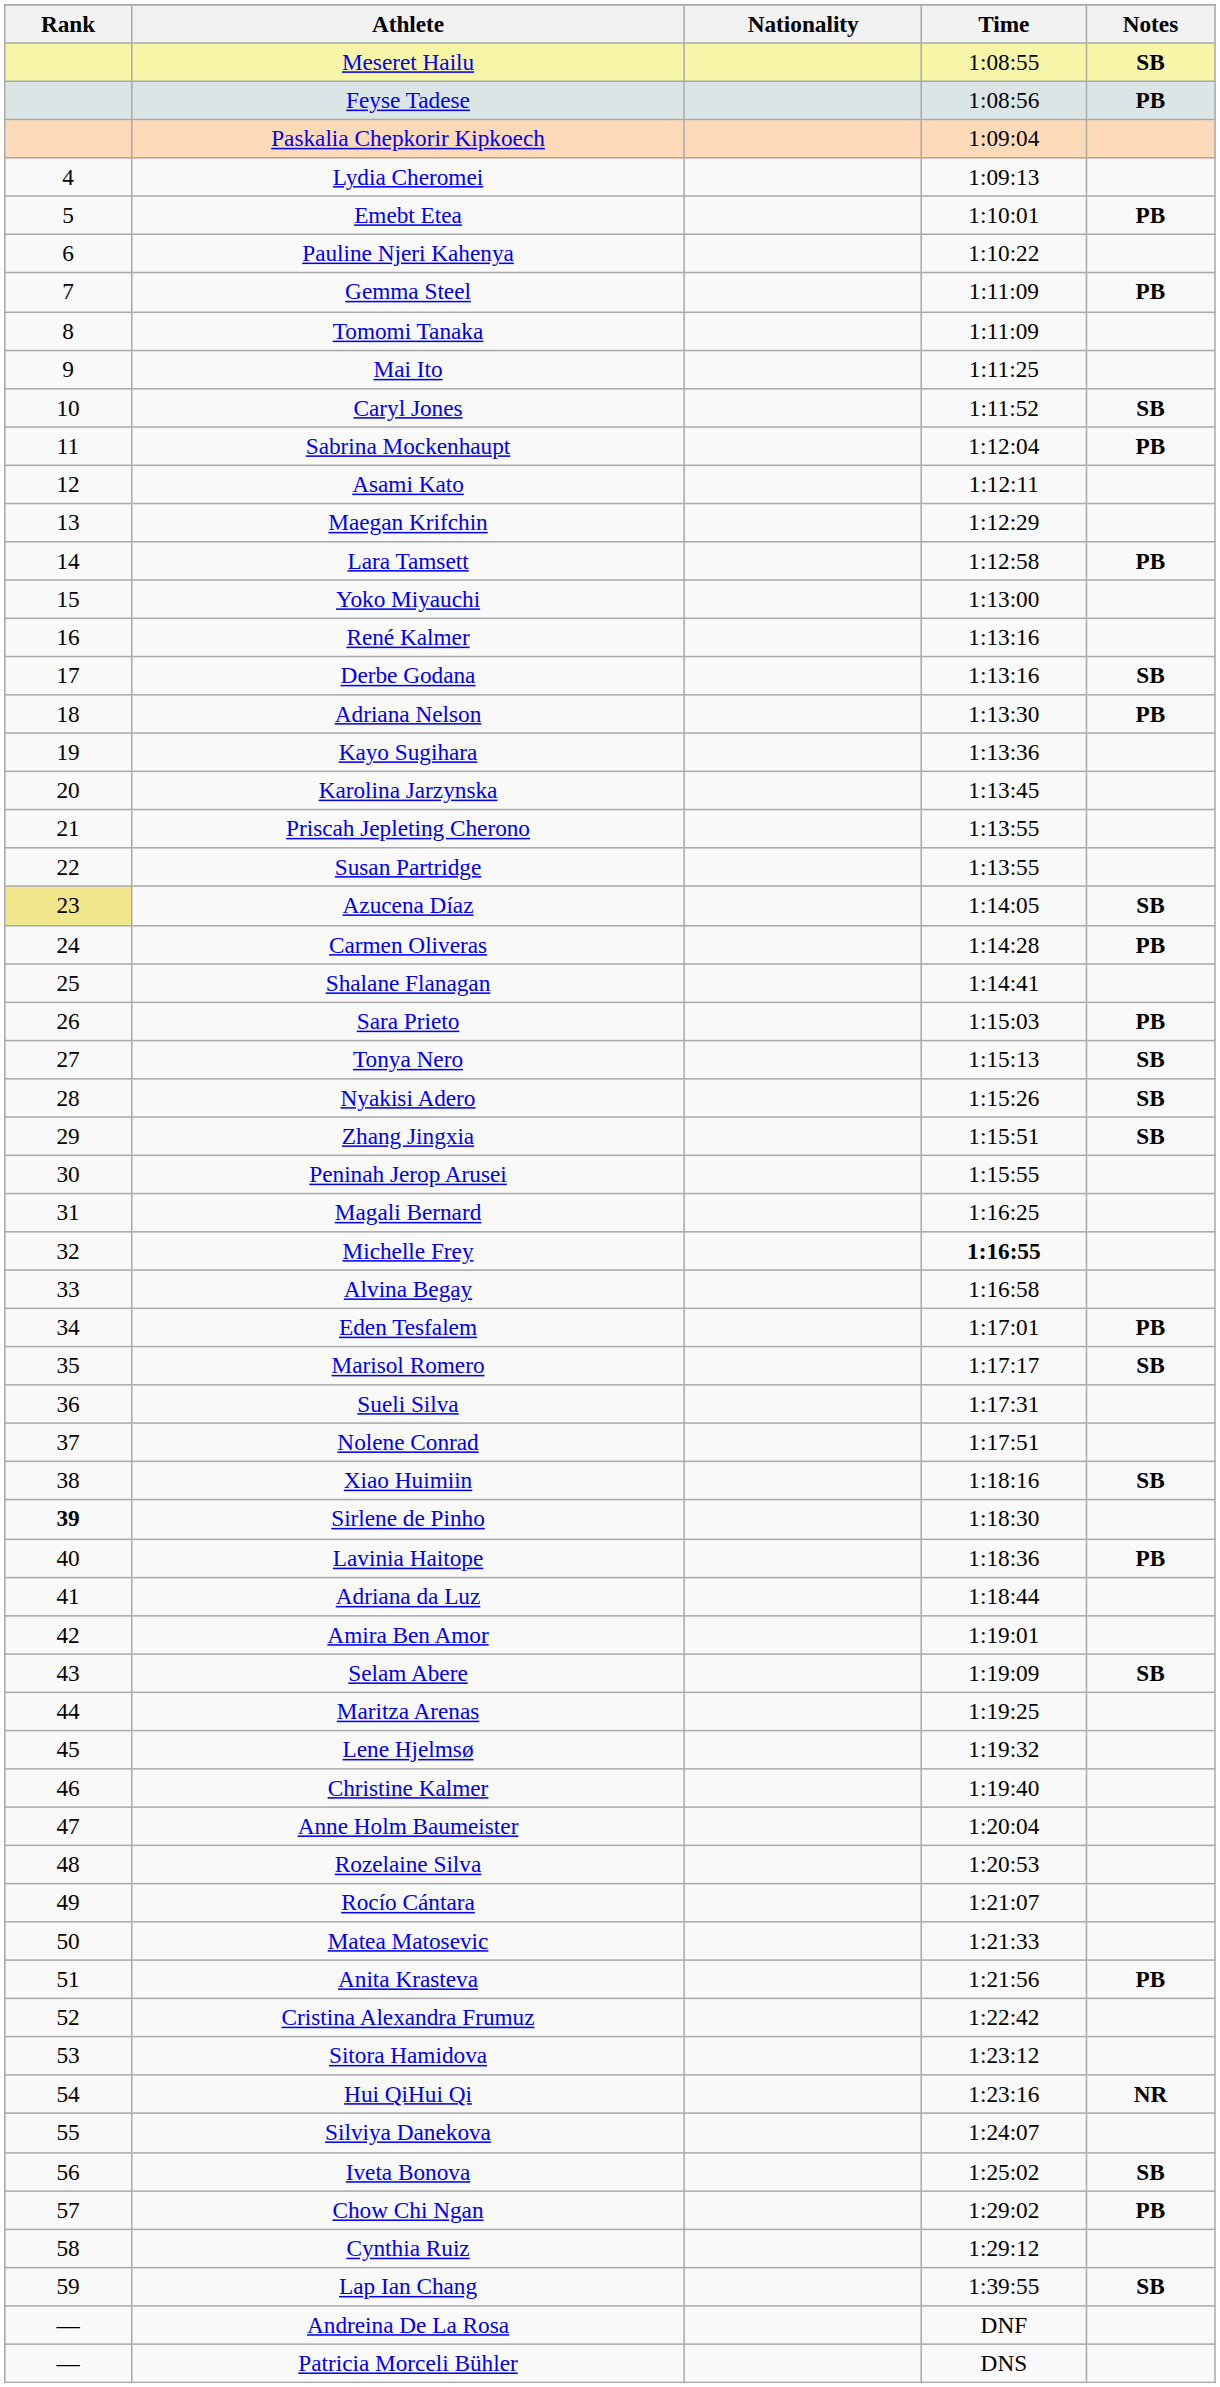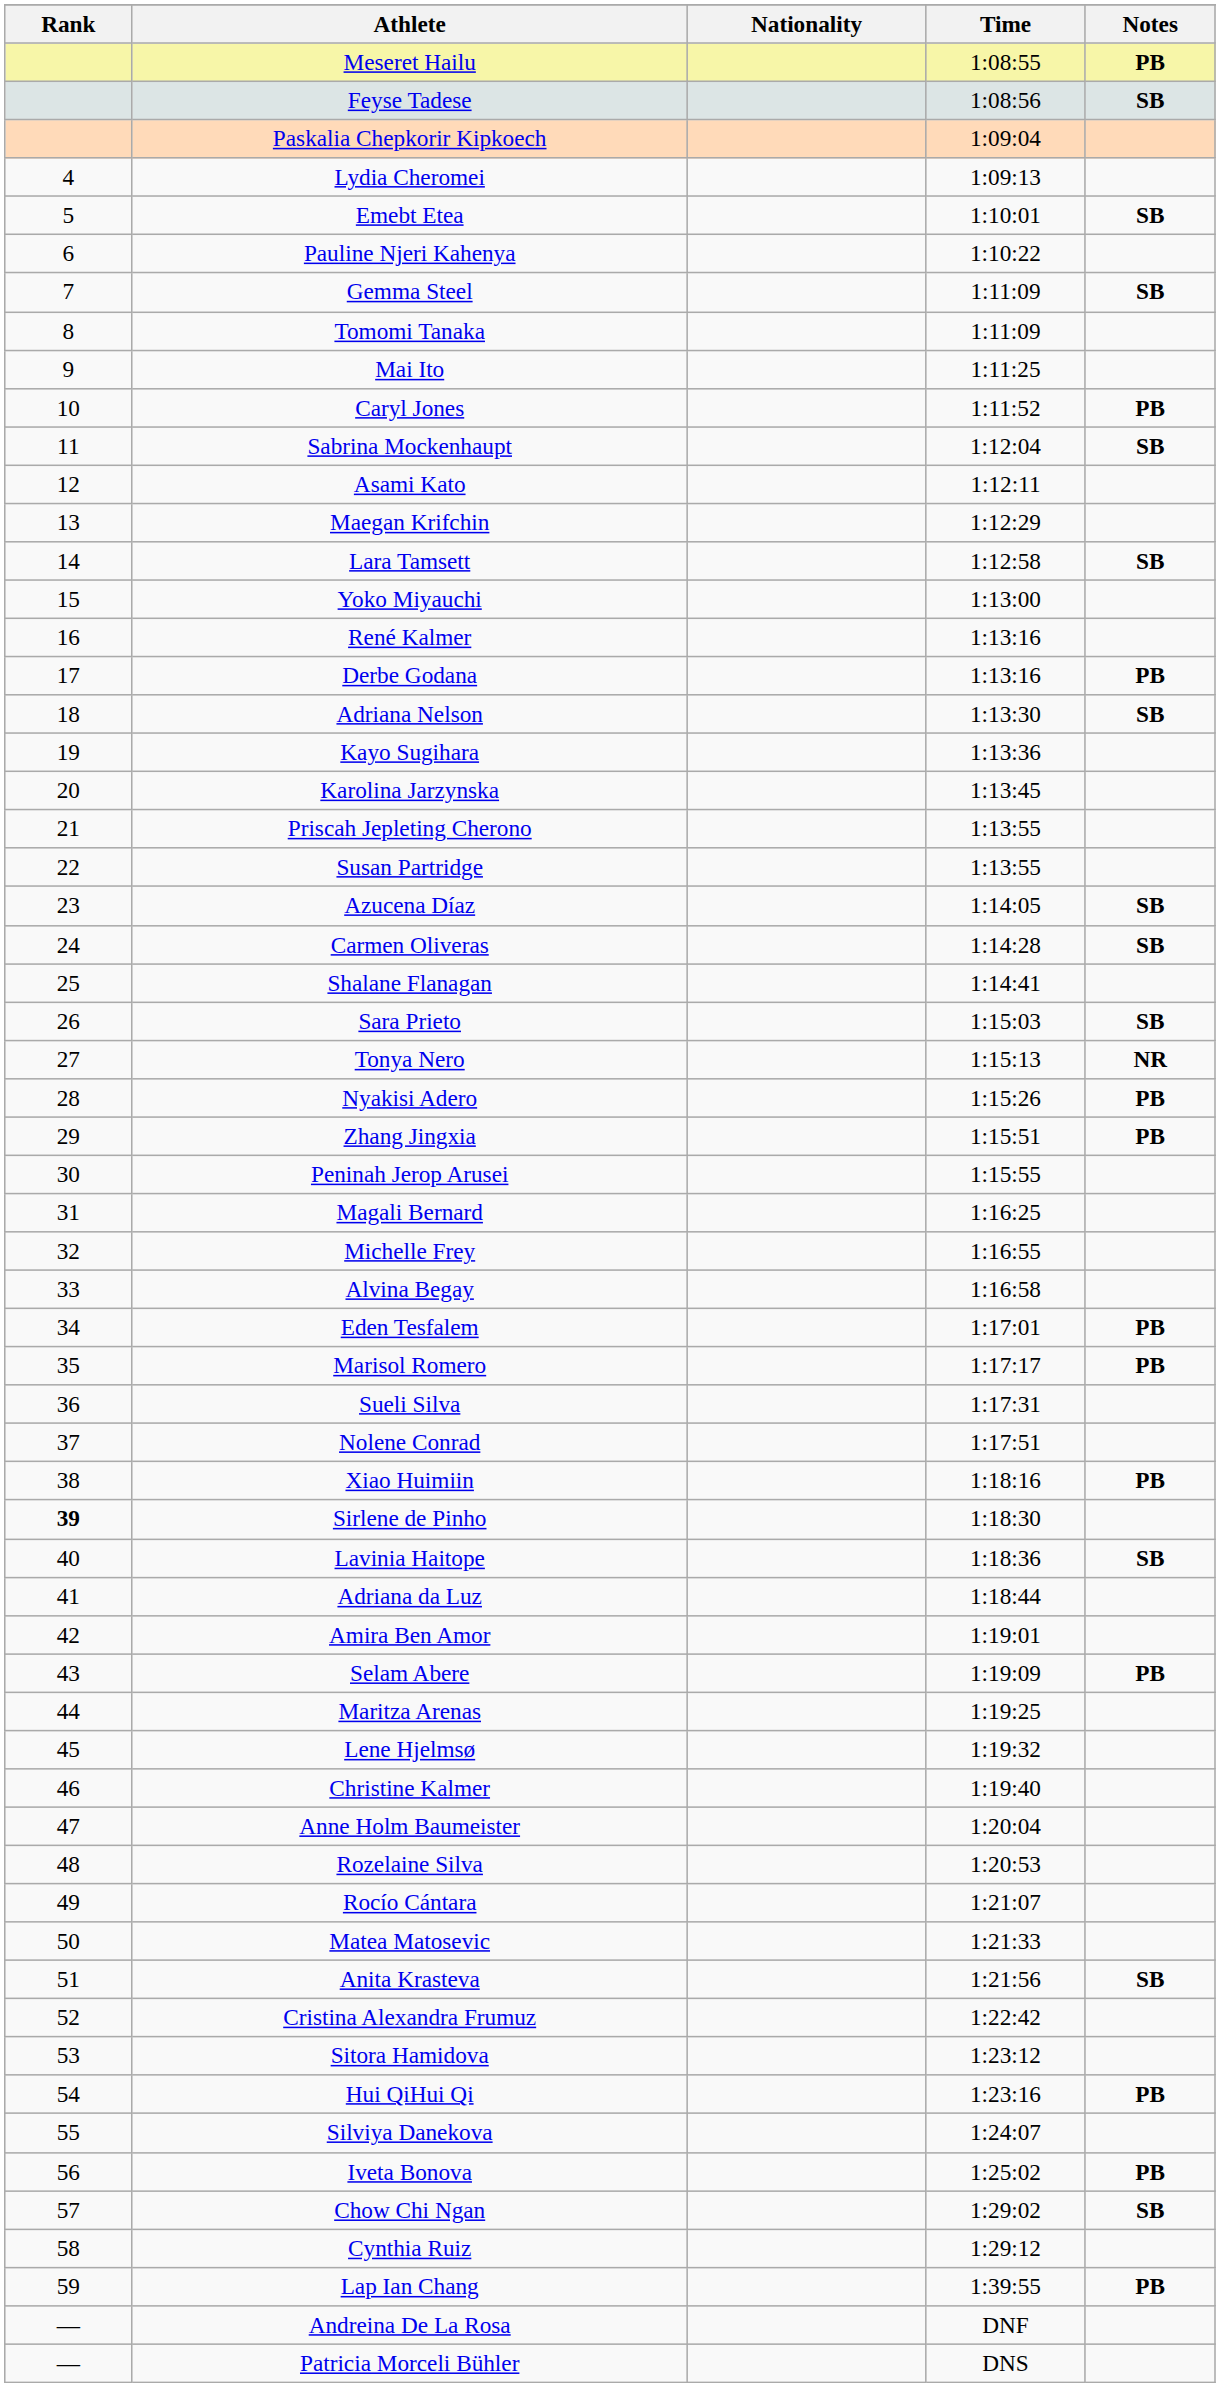(1150, 62) SB -> (1150, 62) PB
(1150, 100) PB -> (1150, 100) SB
(1150, 215) PB -> (1150, 215) SB
(1150, 292) PB -> (1150, 292) SB
(1150, 407) SB -> (1150, 407) PB
(1150, 445) PB -> (1150, 445) SB
(1150, 560) PB -> (1150, 560) SB
(1150, 675) SB -> (1150, 675) PB
(1150, 714) PB -> (1150, 714) SB
(68, 905) khaki background -> (68, 905) no background
(1150, 944) PB -> (1150, 944) SB
(1150, 1020) PB -> (1150, 1020) SB
(1150, 1059) SB -> (1150, 1059) NR
(1150, 1097) SB -> (1150, 1097) PB
(1150, 1135) SB -> (1150, 1135) PB
(1004, 1250) bold -> (1005, 1250) normal
(1150, 1365) SB -> (1150, 1365) PB
(1150, 1480) SB -> (1150, 1480) PB
(1150, 1557) PB -> (1150, 1557) SB
(1150, 1672) SB -> (1150, 1672) PB
(1150, 1979) PB -> (1150, 1979) SB
(1150, 2094) NR -> (1150, 2094) PB
(1150, 2171) SB -> (1150, 2171) PB
(1150, 2209) PB -> (1150, 2209) SB
(1150, 2286) SB -> (1150, 2286) PB
